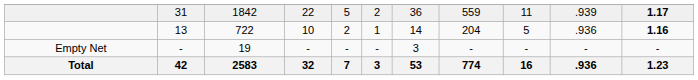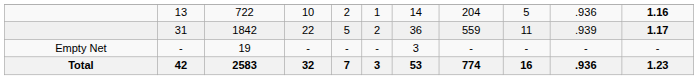rows swapped: (181, 30) <-> (181, 13)
